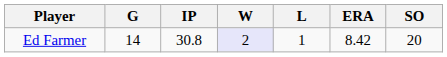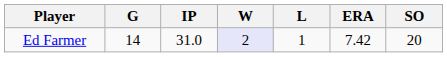(189, 39) 30.8 -> (189, 39) 31.0
(358, 39) 8.42 -> (358, 39) 7.42
